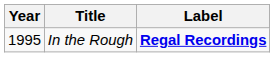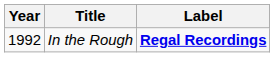(24, 39) 1995 -> (24, 39) 1992
